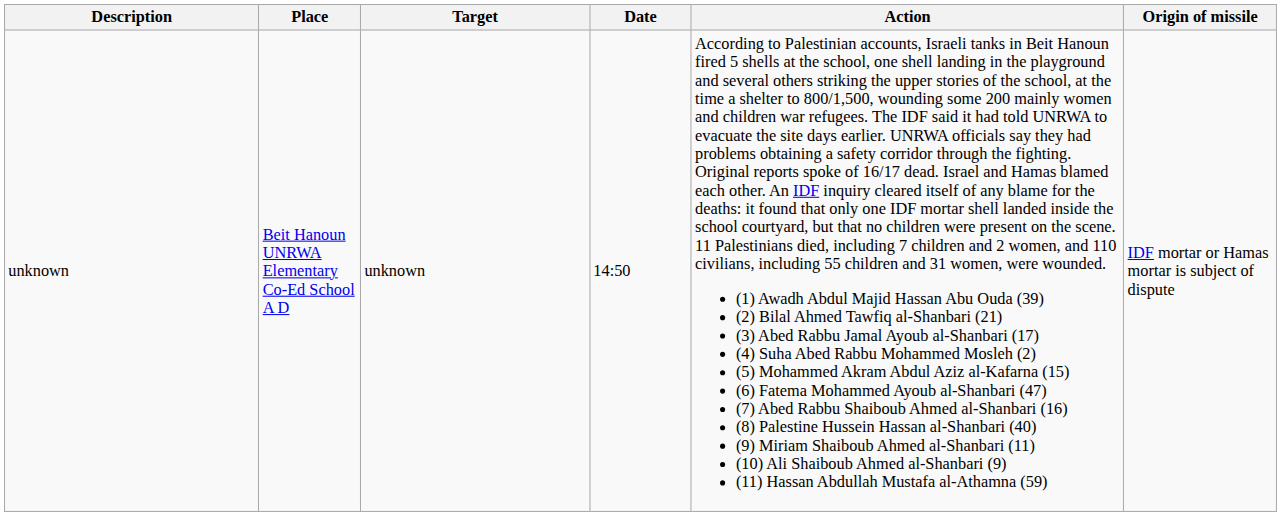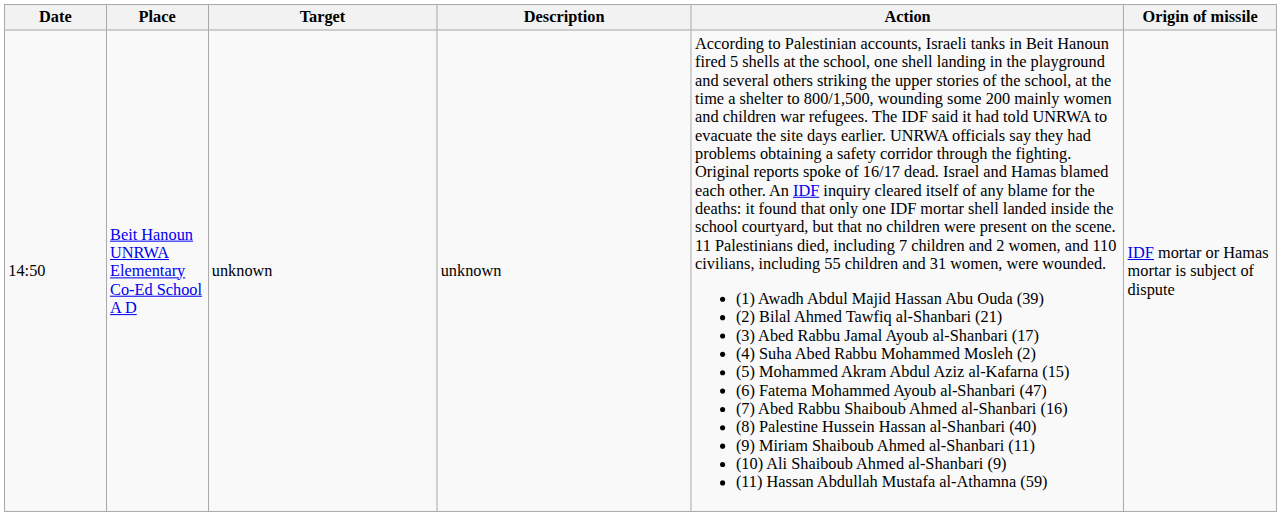columns swapped: (640, 17) <-> (132, 17)
